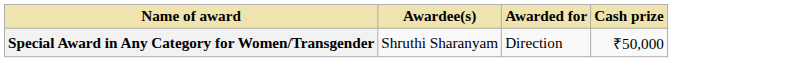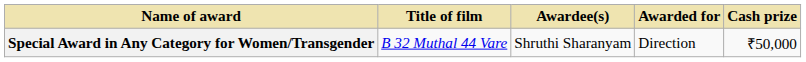+ column: (444, 16)
